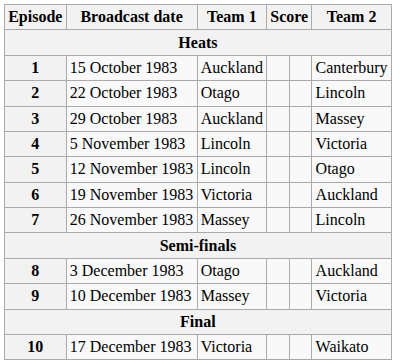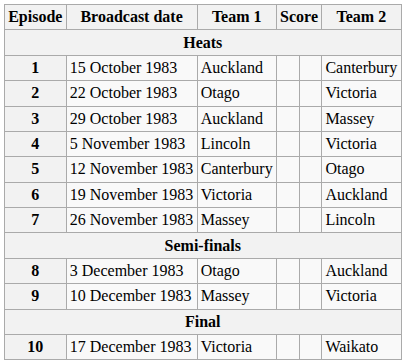(340, 93) Lincoln -> (351, 93) Victoria
(226, 169) Lincoln -> (237, 169) Canterbury
